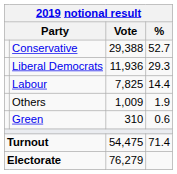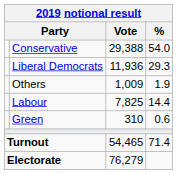(159, 48) 52.7 -> (159, 48) 54.0
rows swapped: (30, 84) <-> (29, 102)
(126, 142) 54,475 -> (126, 142) 54,465
